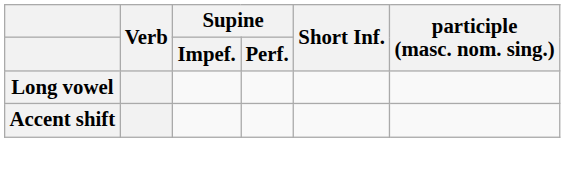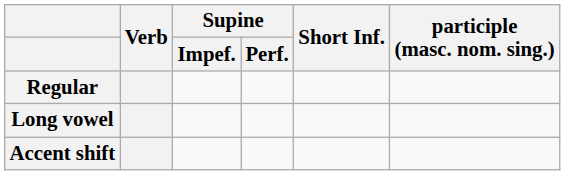+ row: (62, 86)
